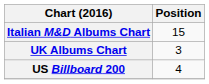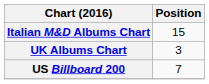(178, 69) 4 -> (178, 69) 7
